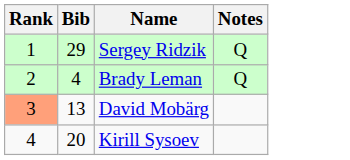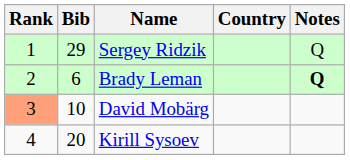+ column: (252, 19)
(76, 79) 4 -> (76, 79) 6
(240, 79) normal -> (317, 79) bold
(76, 109) 13 -> (76, 109) 10
